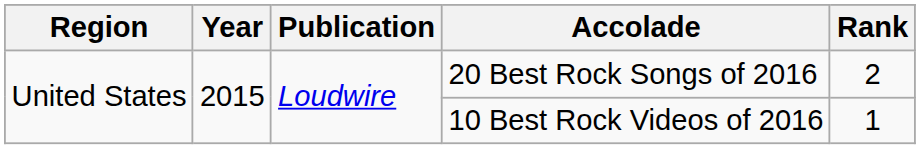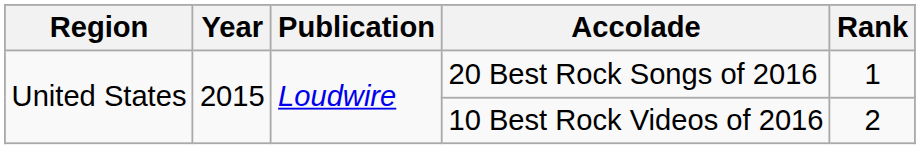(873, 73) 2 -> (873, 73) 1
(873, 119) 1 -> (873, 119) 2
